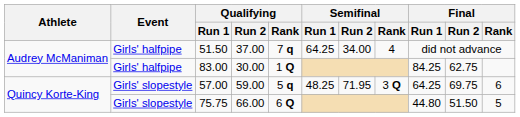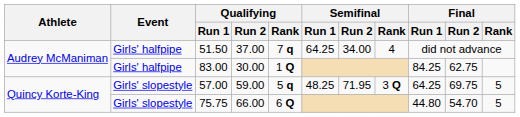(498, 85) 6 -> (498, 85) 5
(463, 103) 51.50 -> (463, 103) 54.70
